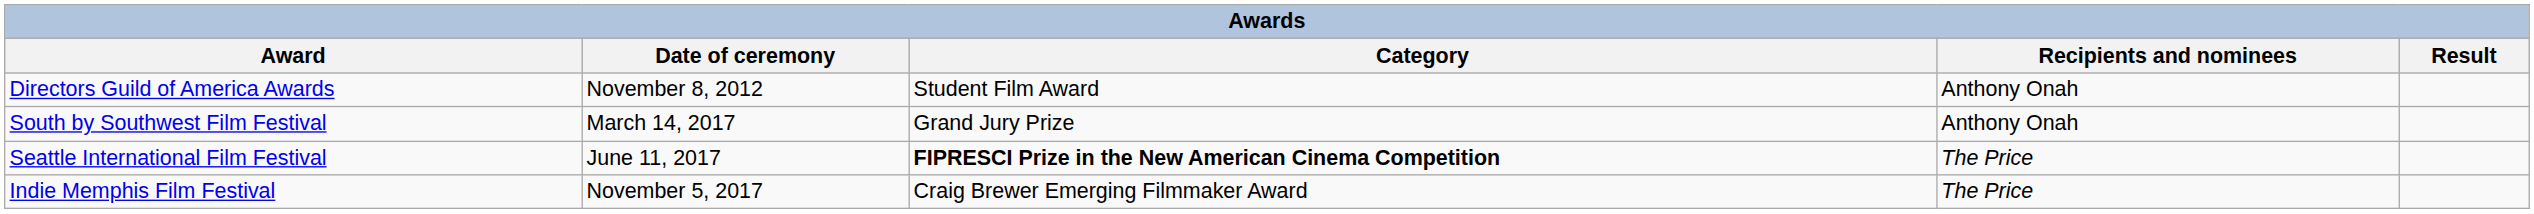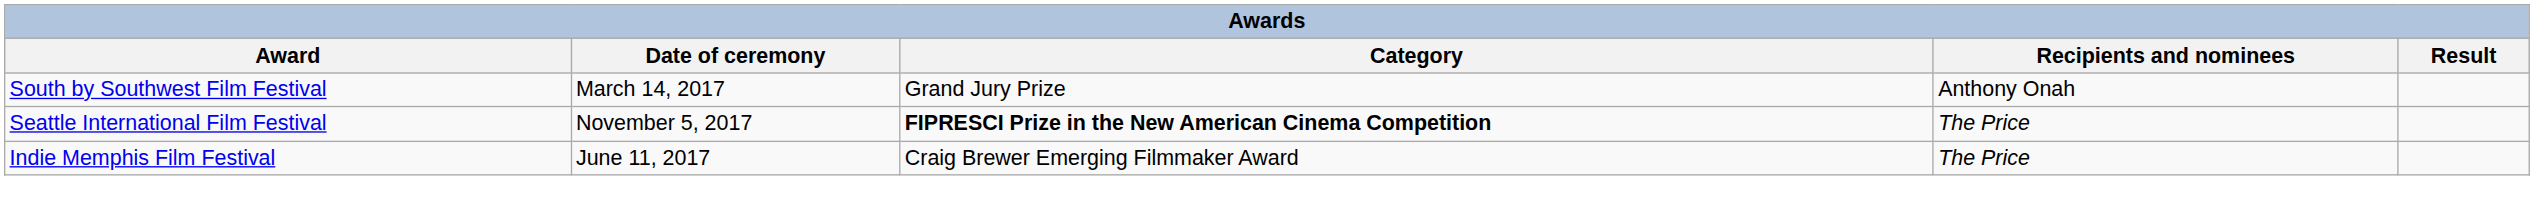- row: (172, 89)
(654, 157) June 11, 2017 -> (664, 123) November 5, 2017
(675, 191) November 5, 2017 -> (643, 157) June 11, 2017
